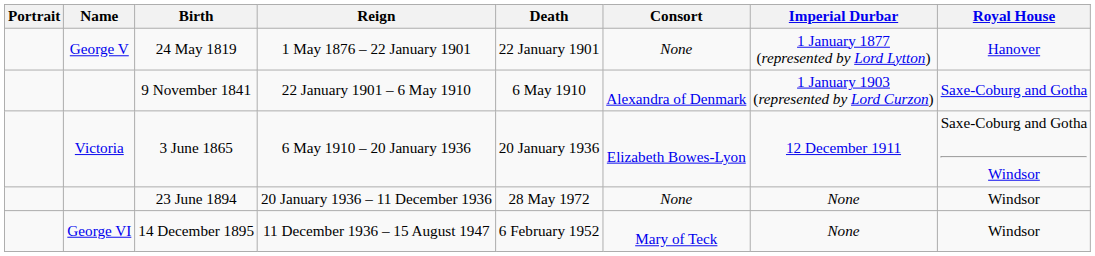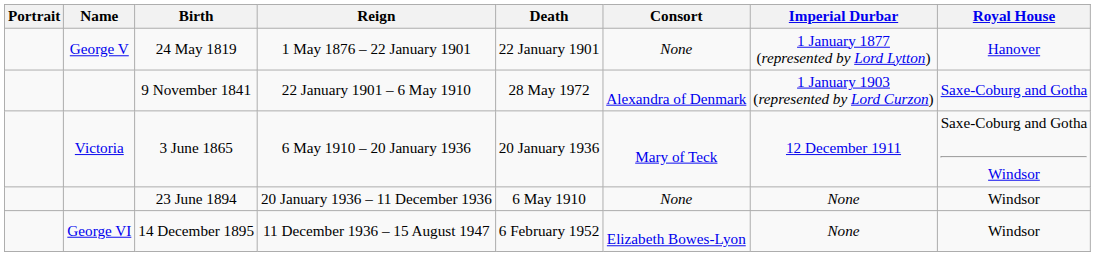(549, 90) 6 May 1910 -> (549, 90) 28 May 1972
(676, 157) Elizabeth Bowes-Lyon -> (676, 157) Mary of Teck
(549, 198) 28 May 1972 -> (549, 198) 6 May 1910
(676, 239) Mary of Teck -> (676, 239) Elizabeth Bowes-Lyon
